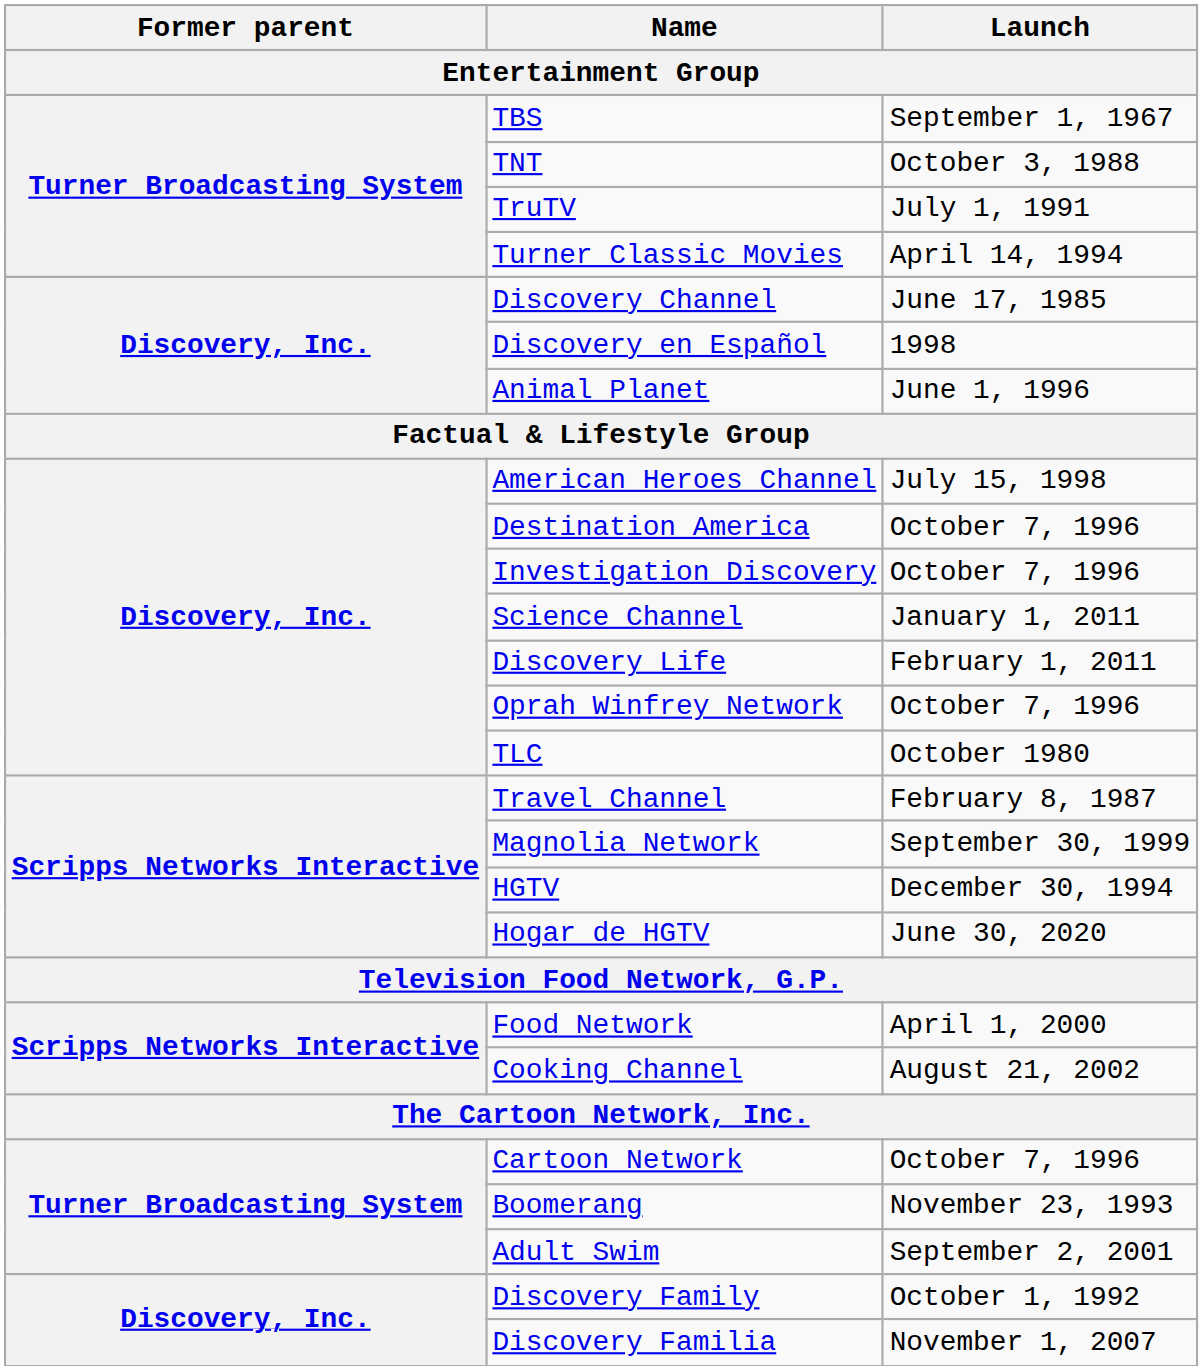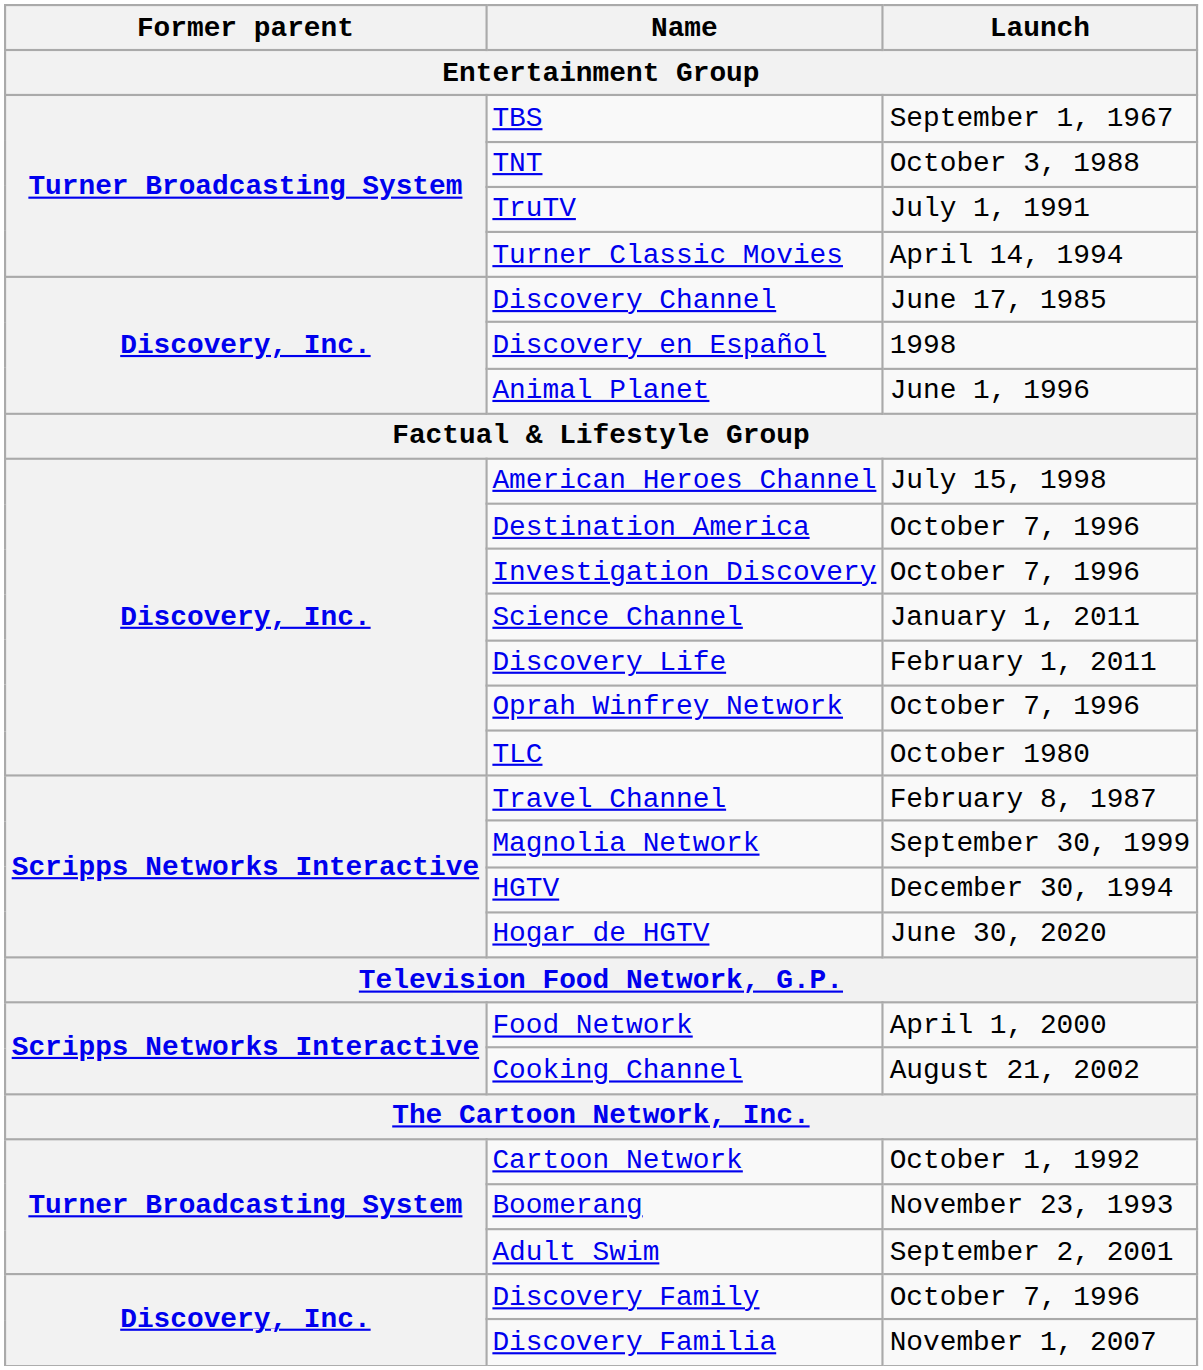(1015, 1161) October 7, 1996 -> (1015, 1161) October 1, 1992
(1015, 1297) October 1, 1992 -> (1015, 1297) October 7, 1996
